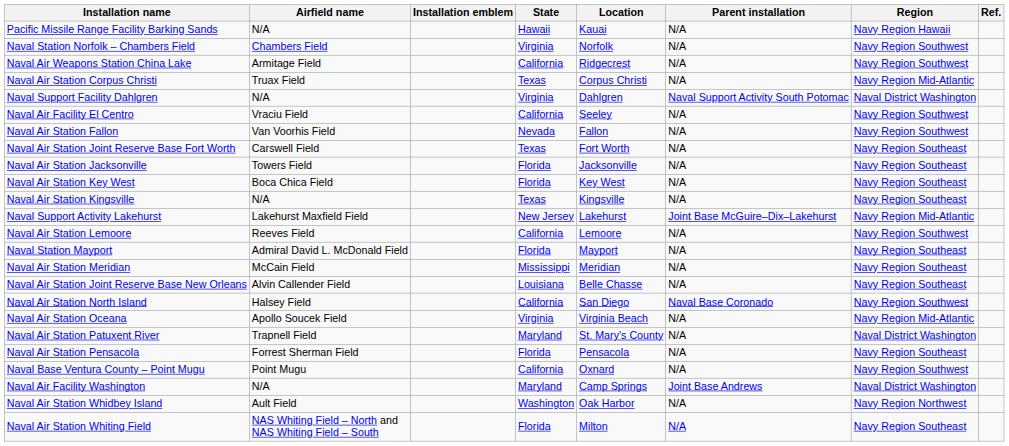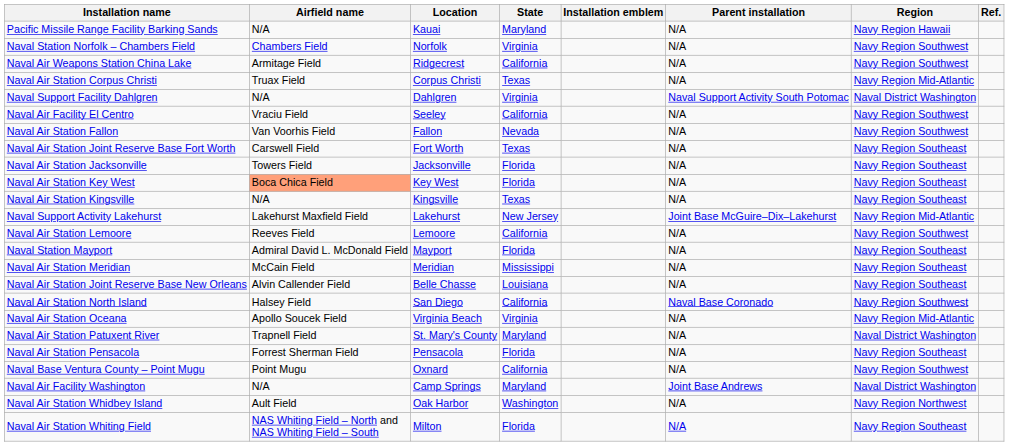columns swapped: (621, 13) <-> (463, 13)
(534, 30) Hawaii -> (524, 30) Maryland
(292, 183) no background -> (292, 183) lightsalmon background
